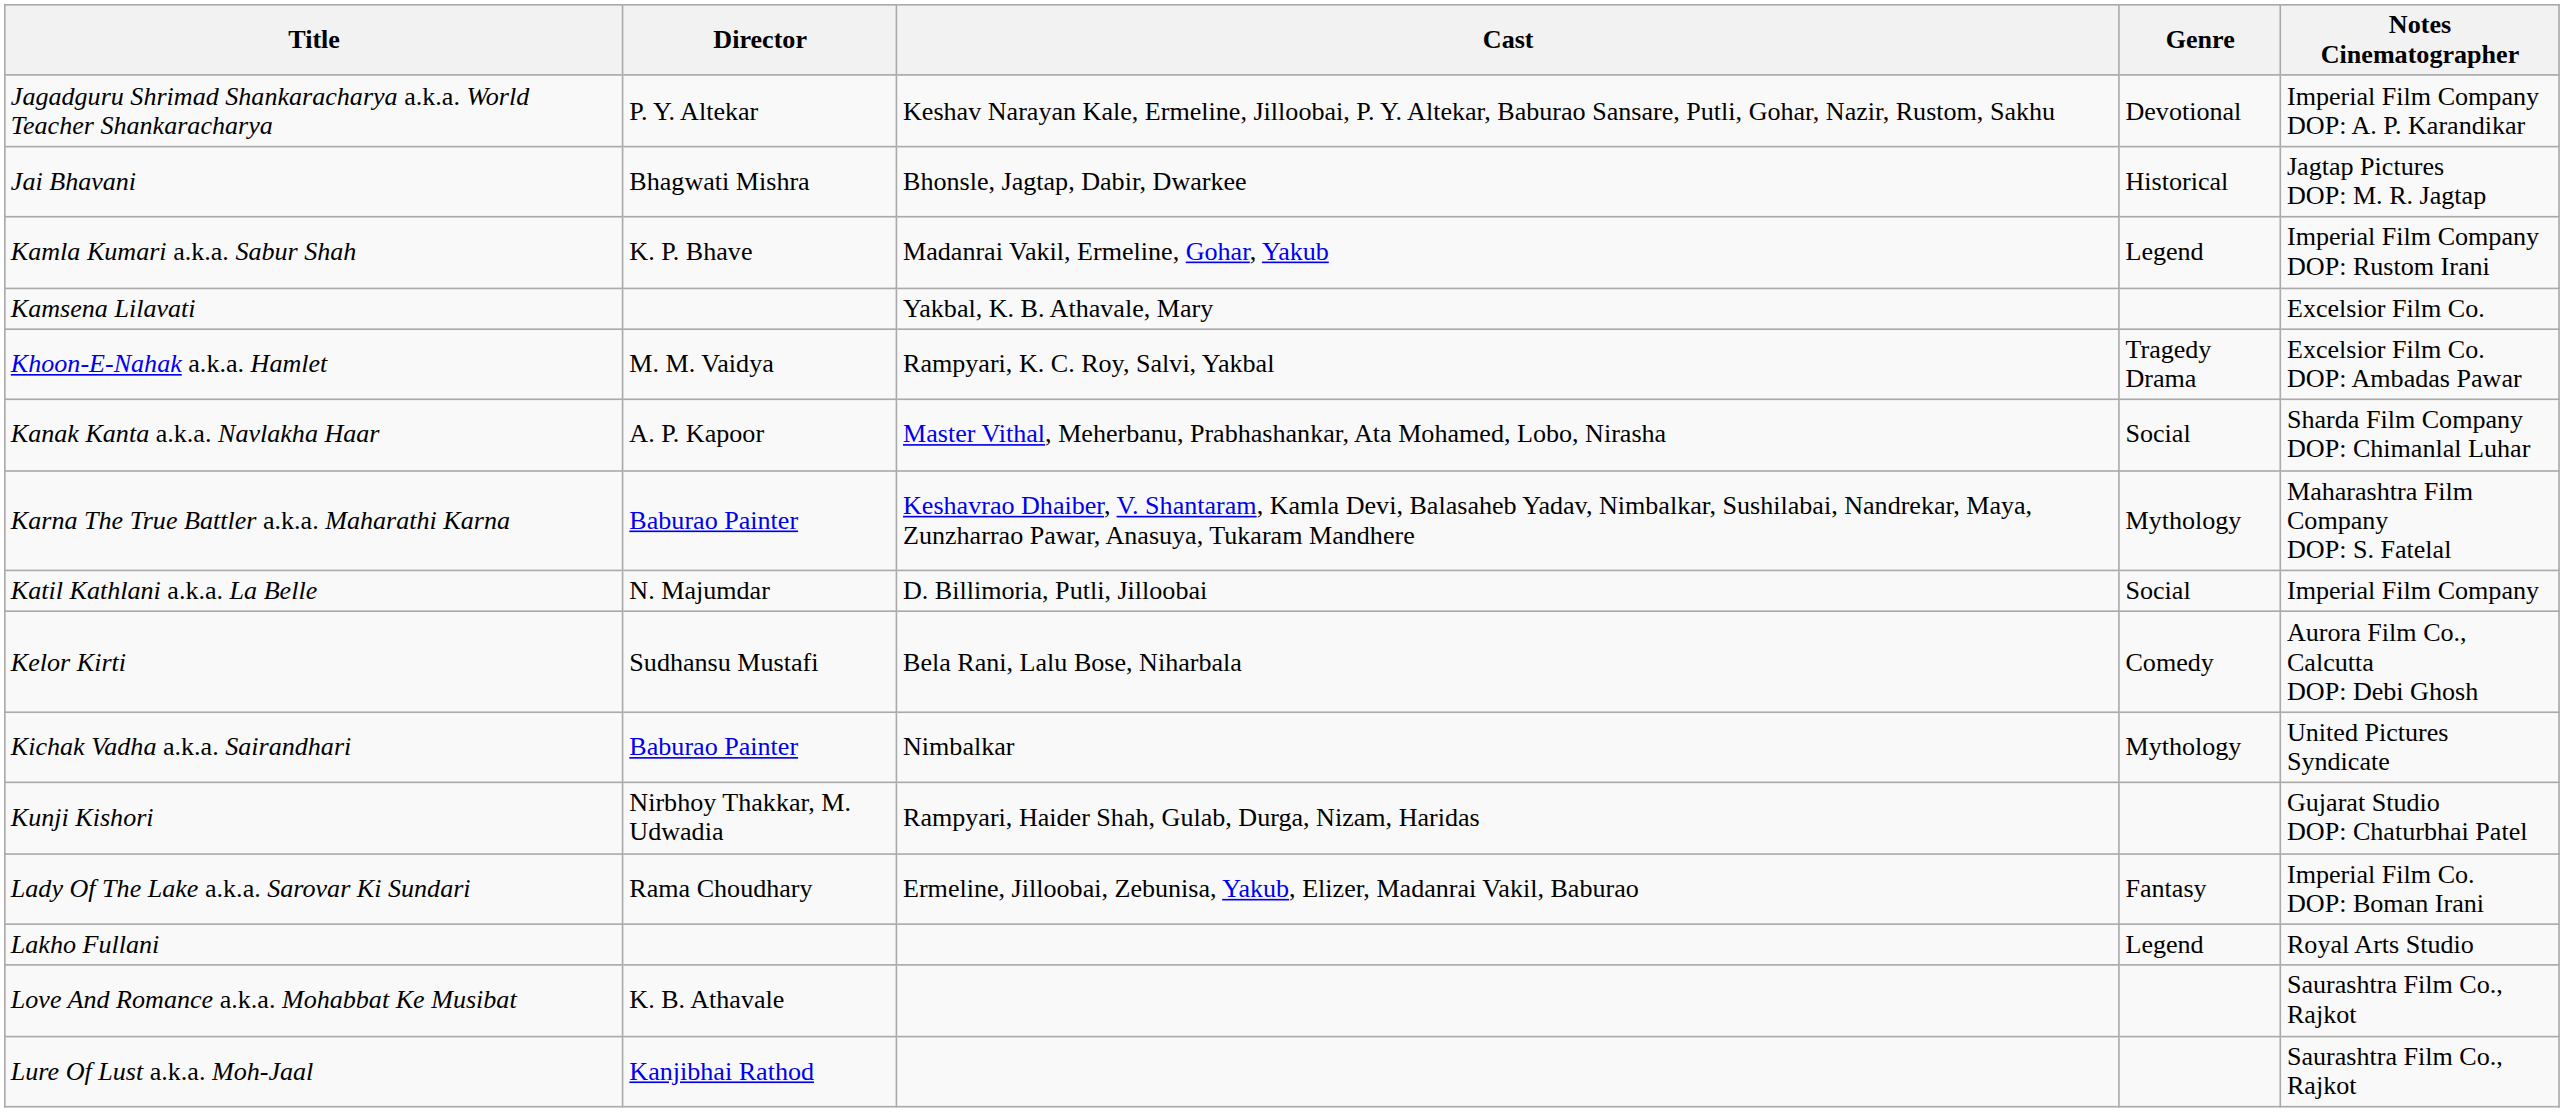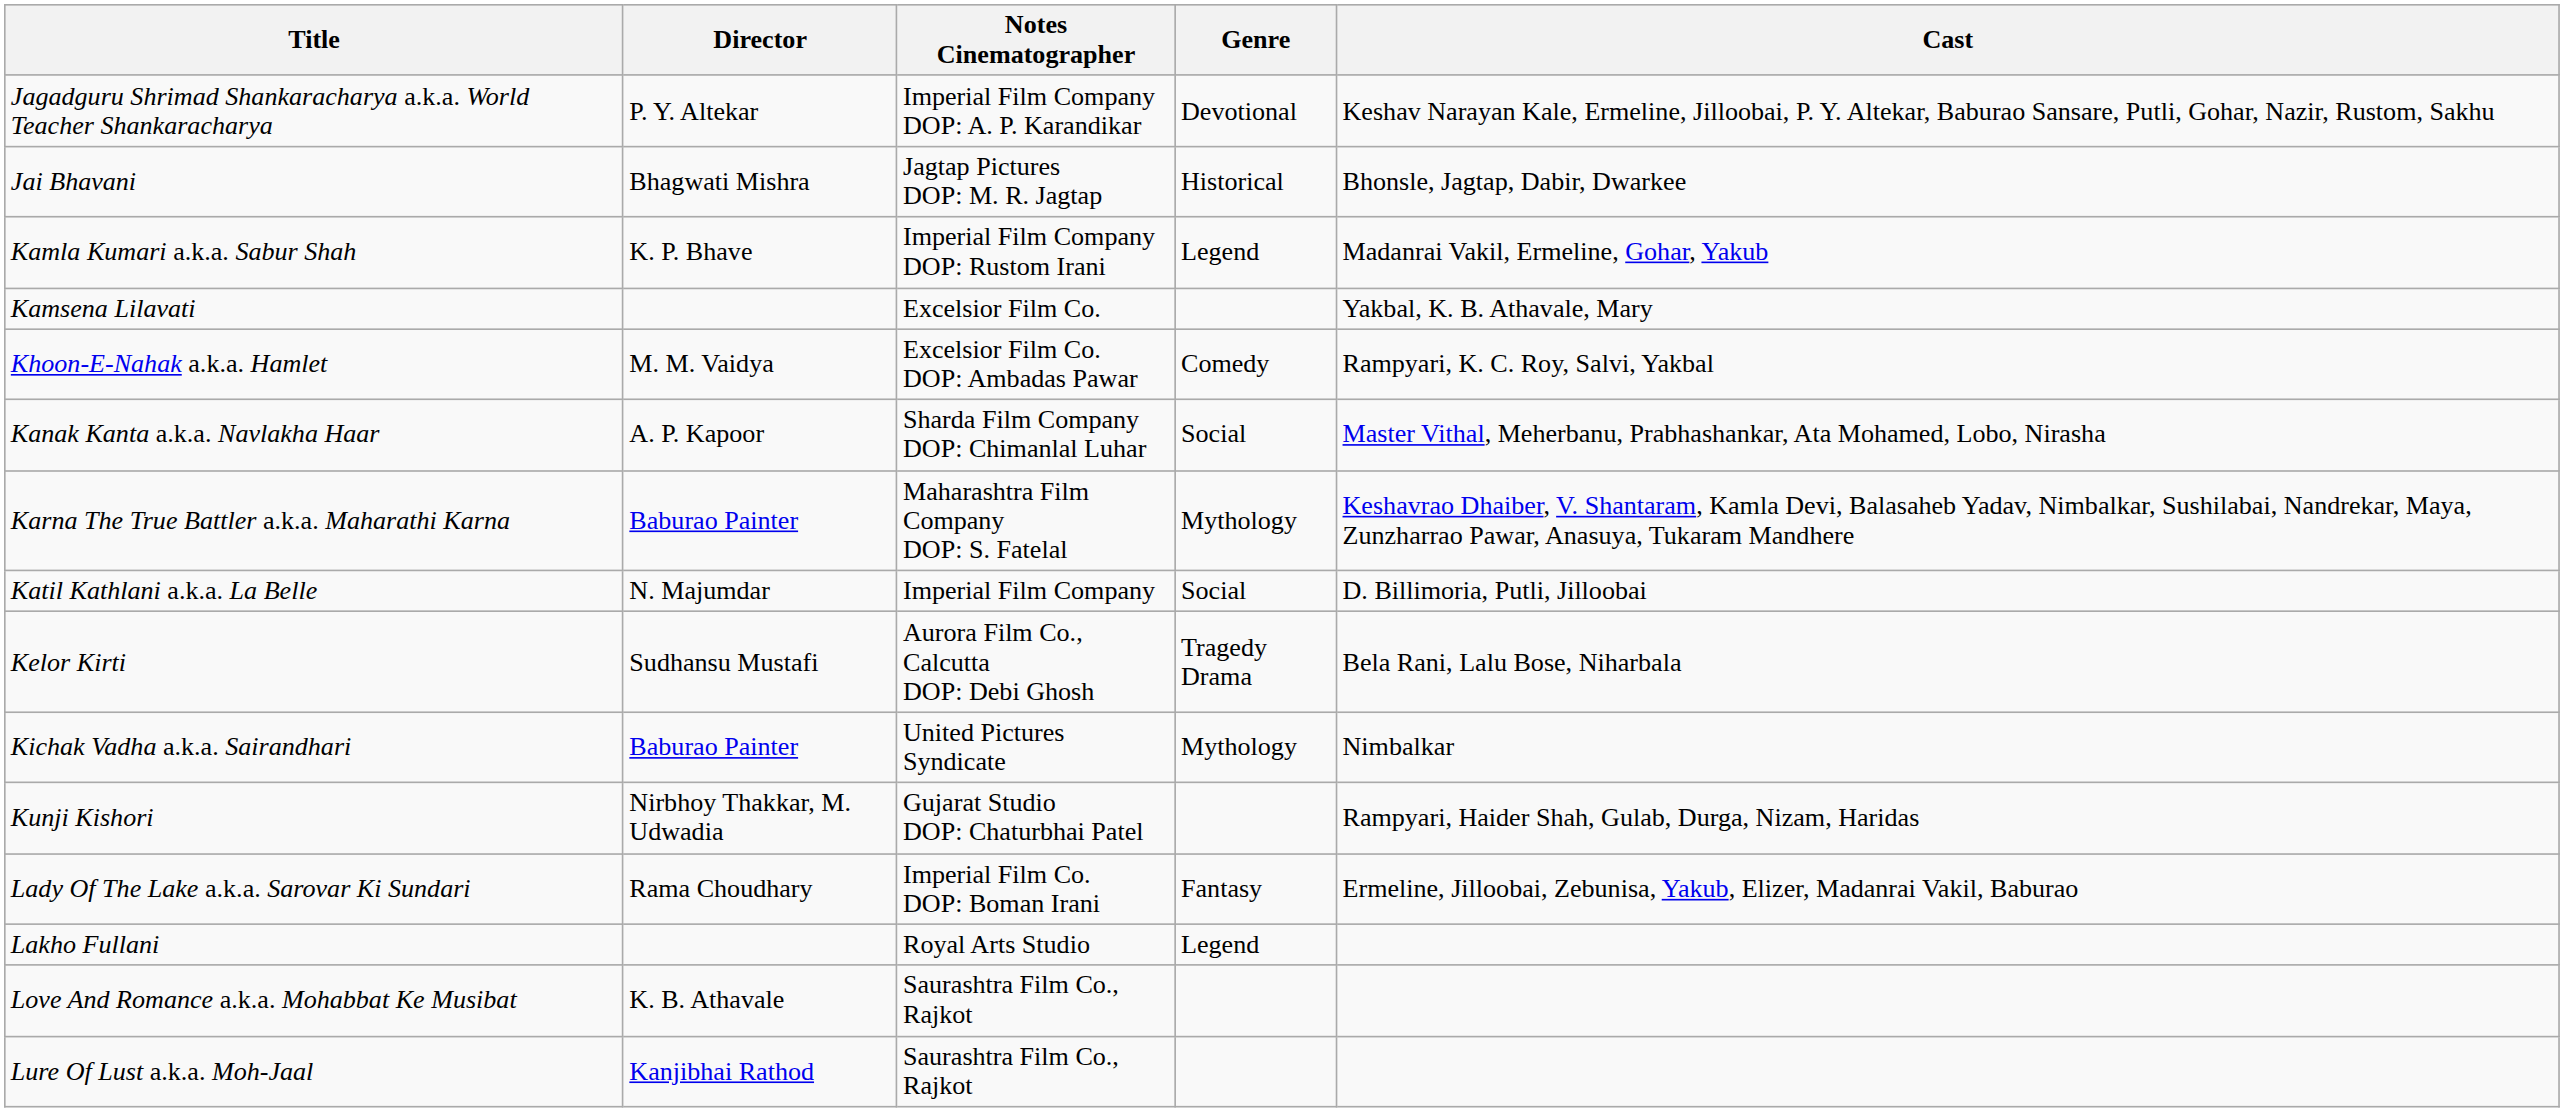columns swapped: (1508, 39) <-> (2420, 39)
(2168, 364) Tragedy Drama -> (1225, 364) Comedy
(2170, 661) Comedy -> (1224, 661) Tragedy Drama
